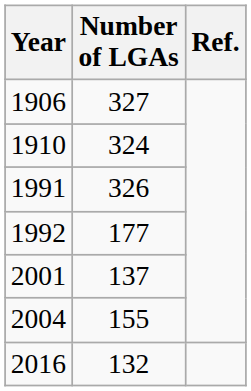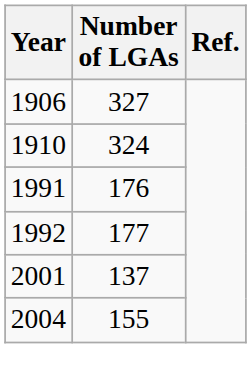(129, 188) 326 -> (129, 188) 176
- row: (38, 363)
